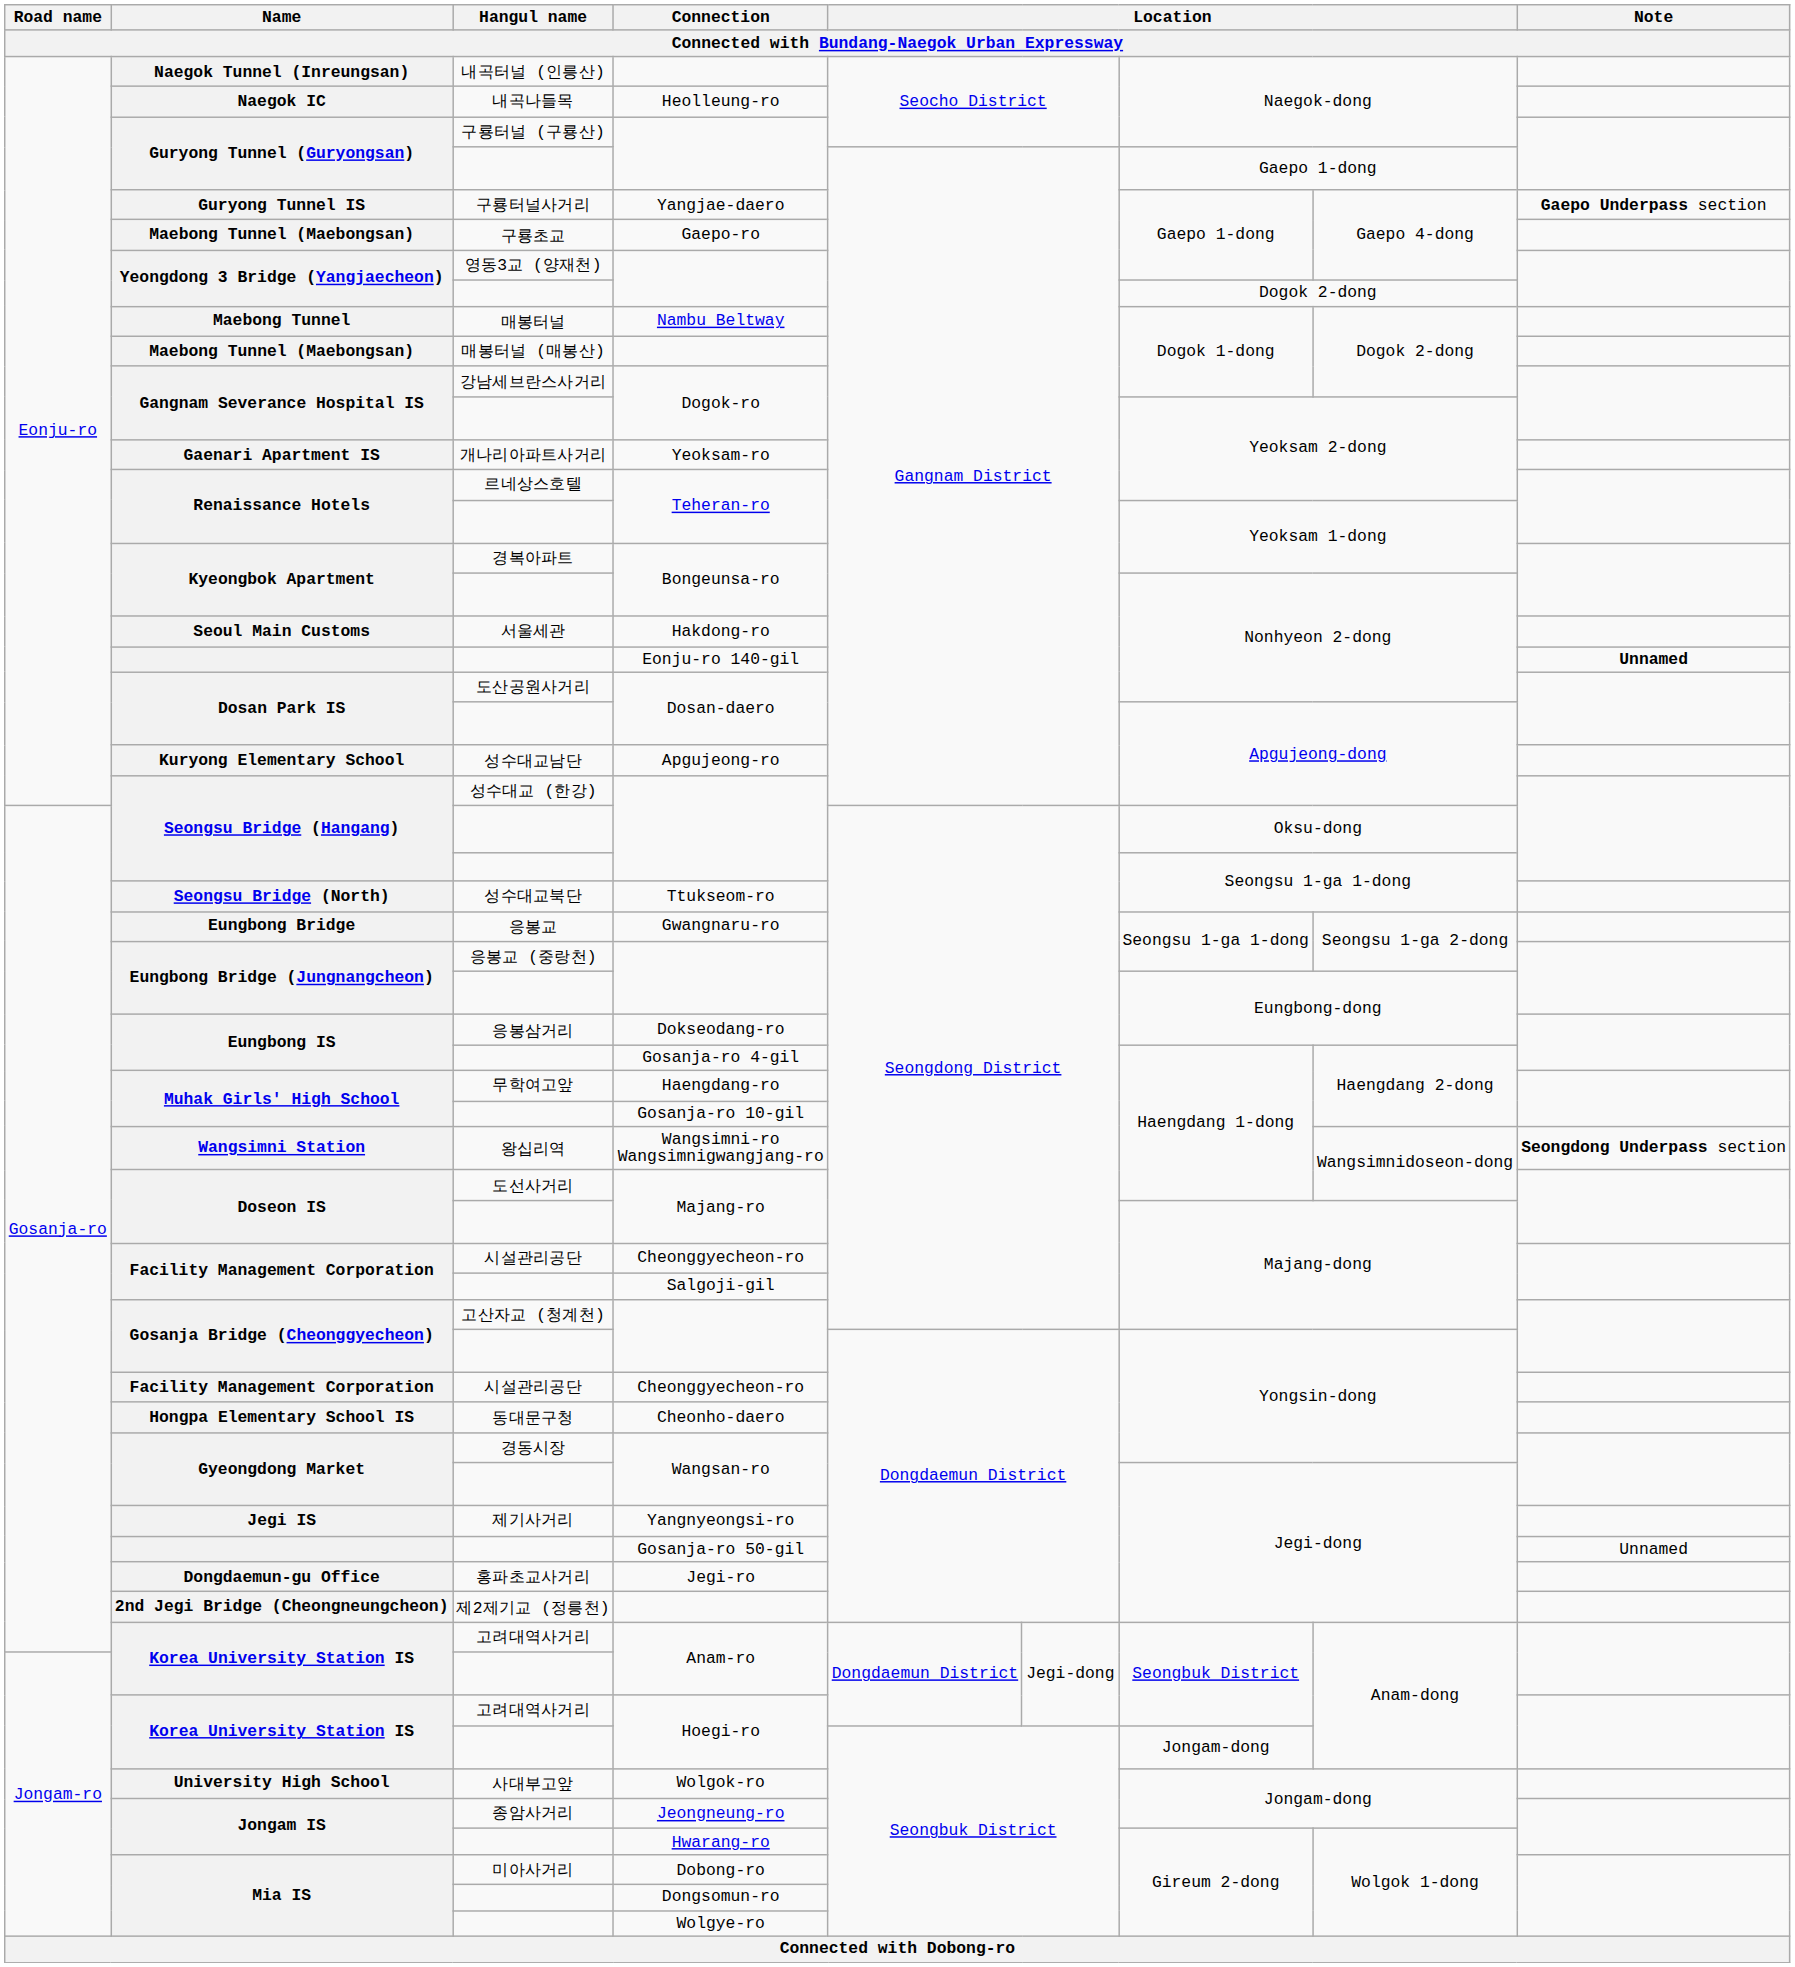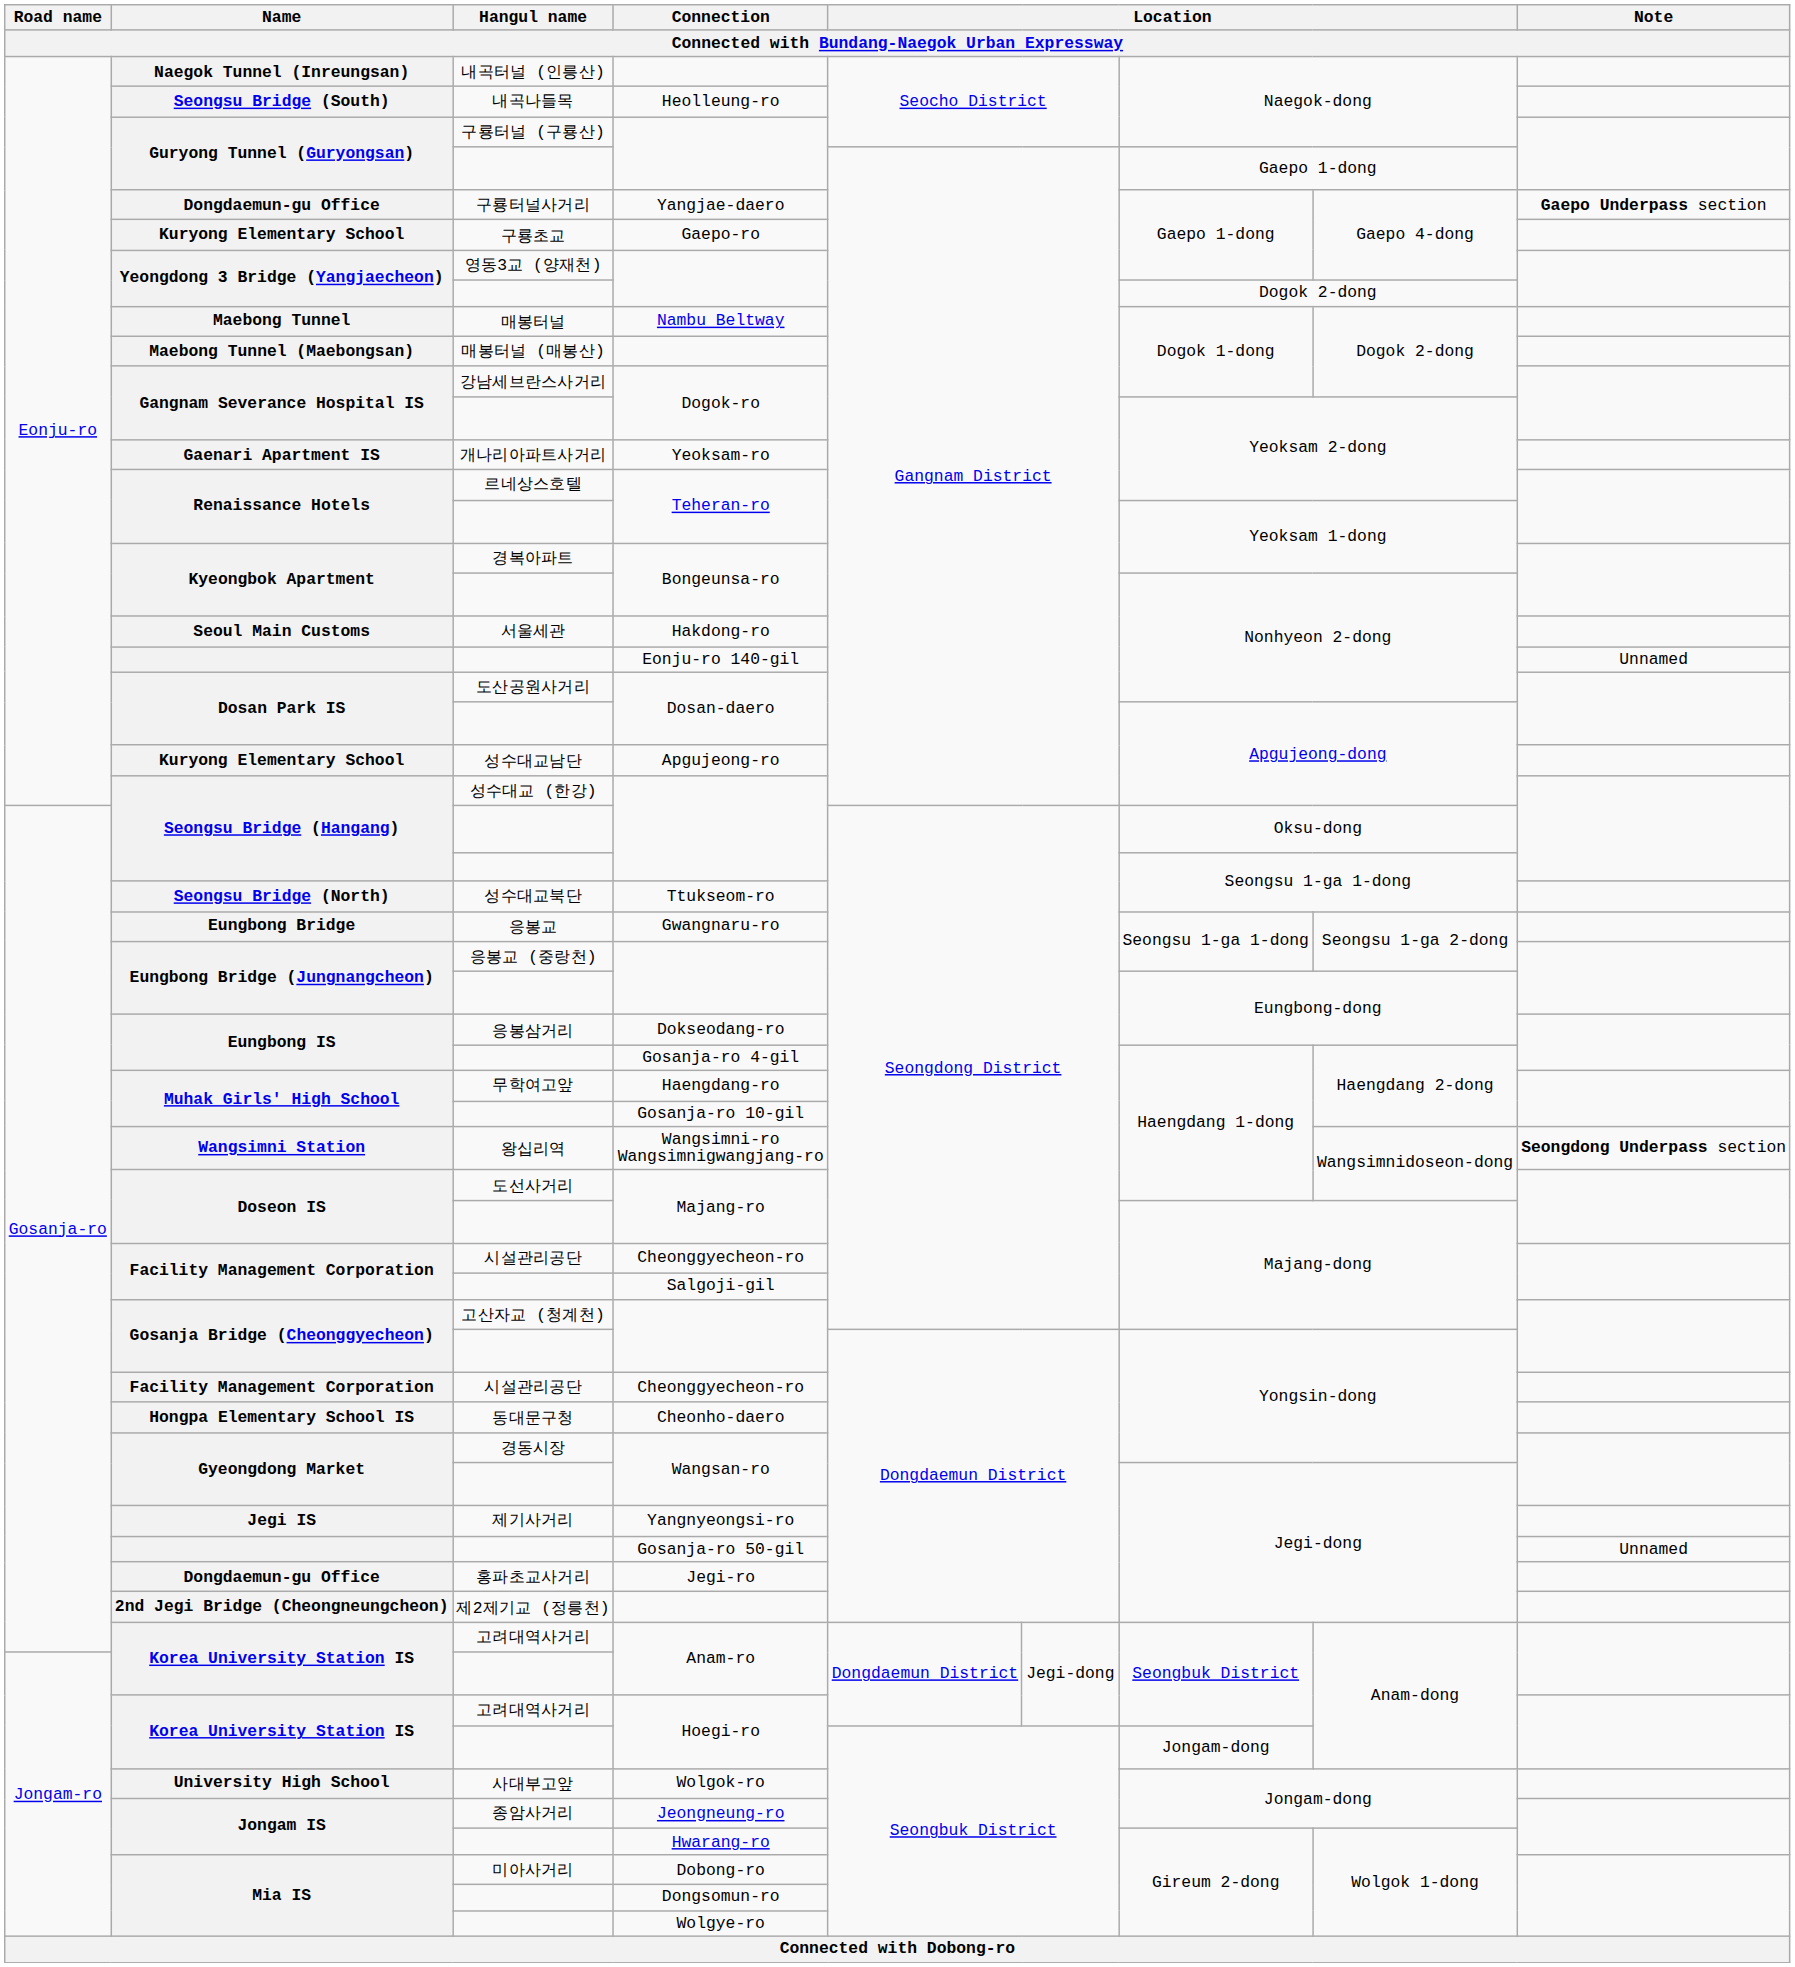(282, 102) Naegok IC -> (282, 102) Seongsu Bridge (South)
(282, 205) Guryong Tunnel IS -> (282, 205) Dongdaemun-gu Office
(282, 235) Maebong Tunnel (Maebongsan) -> (282, 235) Kuryong Elementary School
(1654, 659) bold -> (1654, 659) normal
